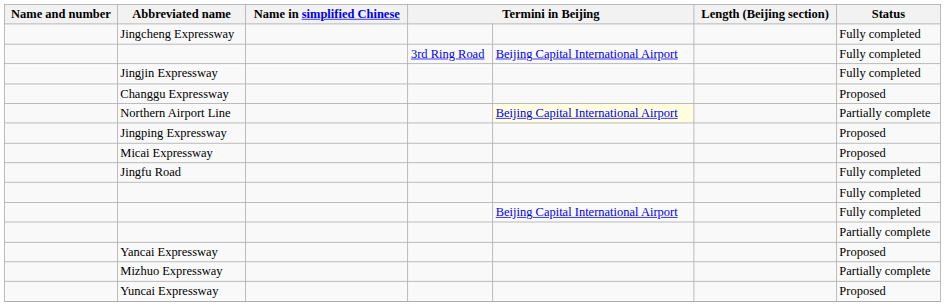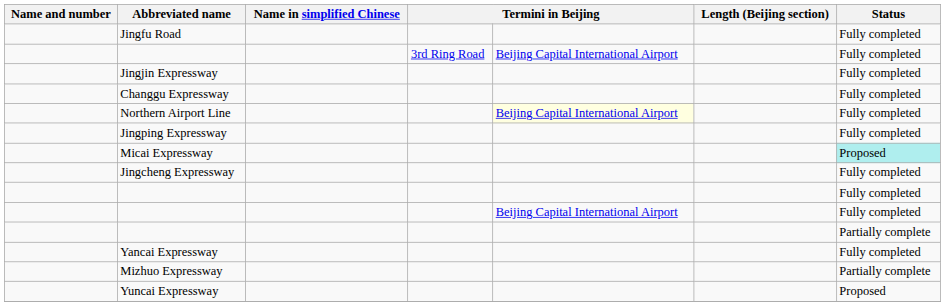rows swapped: (177, 34) <-> (151, 172)
(863, 93) Proposed -> (880, 93) Fully completed
(885, 113) Partially complete -> (880, 113) Fully completed
(863, 133) Proposed -> (880, 133) Fully completed
(863, 152) no background -> (863, 152) paleturquoise background
(863, 251) Proposed -> (880, 251) Fully completed
